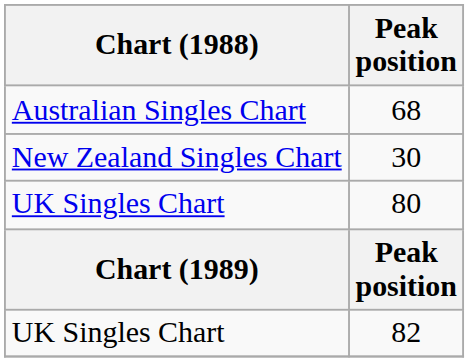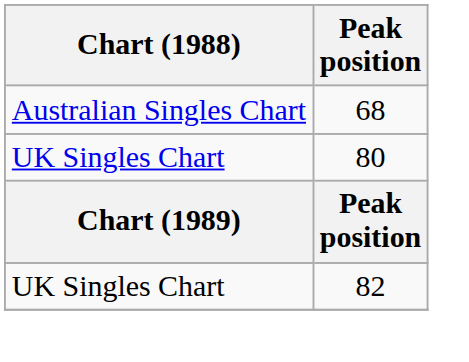- row: (406, 156)
